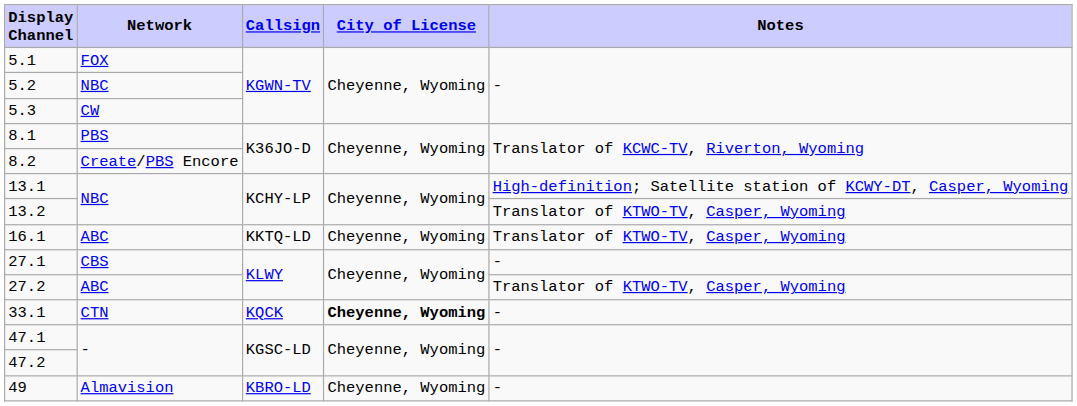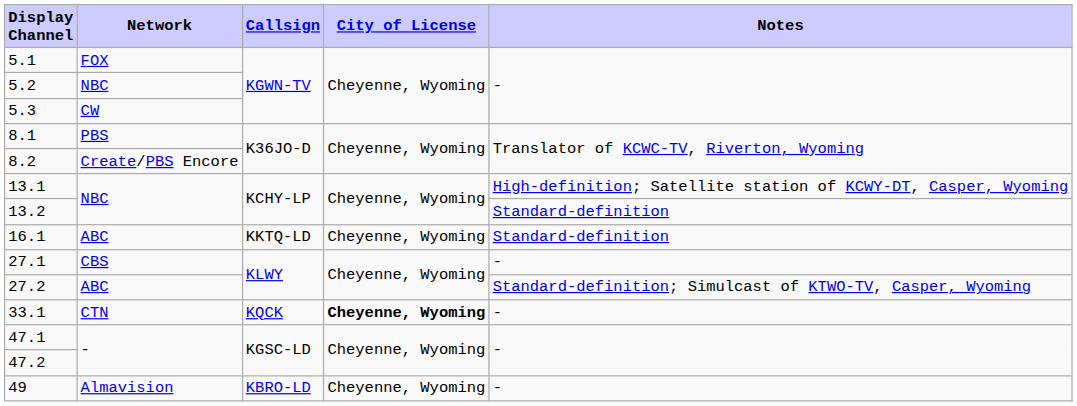(669, 212) Translator of KTWO-TV, Casper, Wyoming -> (581, 212) Standard-definition
(669, 237) Translator of KTWO-TV, Casper, Wyoming -> (581, 237) Standard-definition
(669, 287) Translator of KTWO-TV, Casper, Wyoming -> (762, 287) Standard-definition; Simulcast of KTWO-TV, Casper, Wyoming
